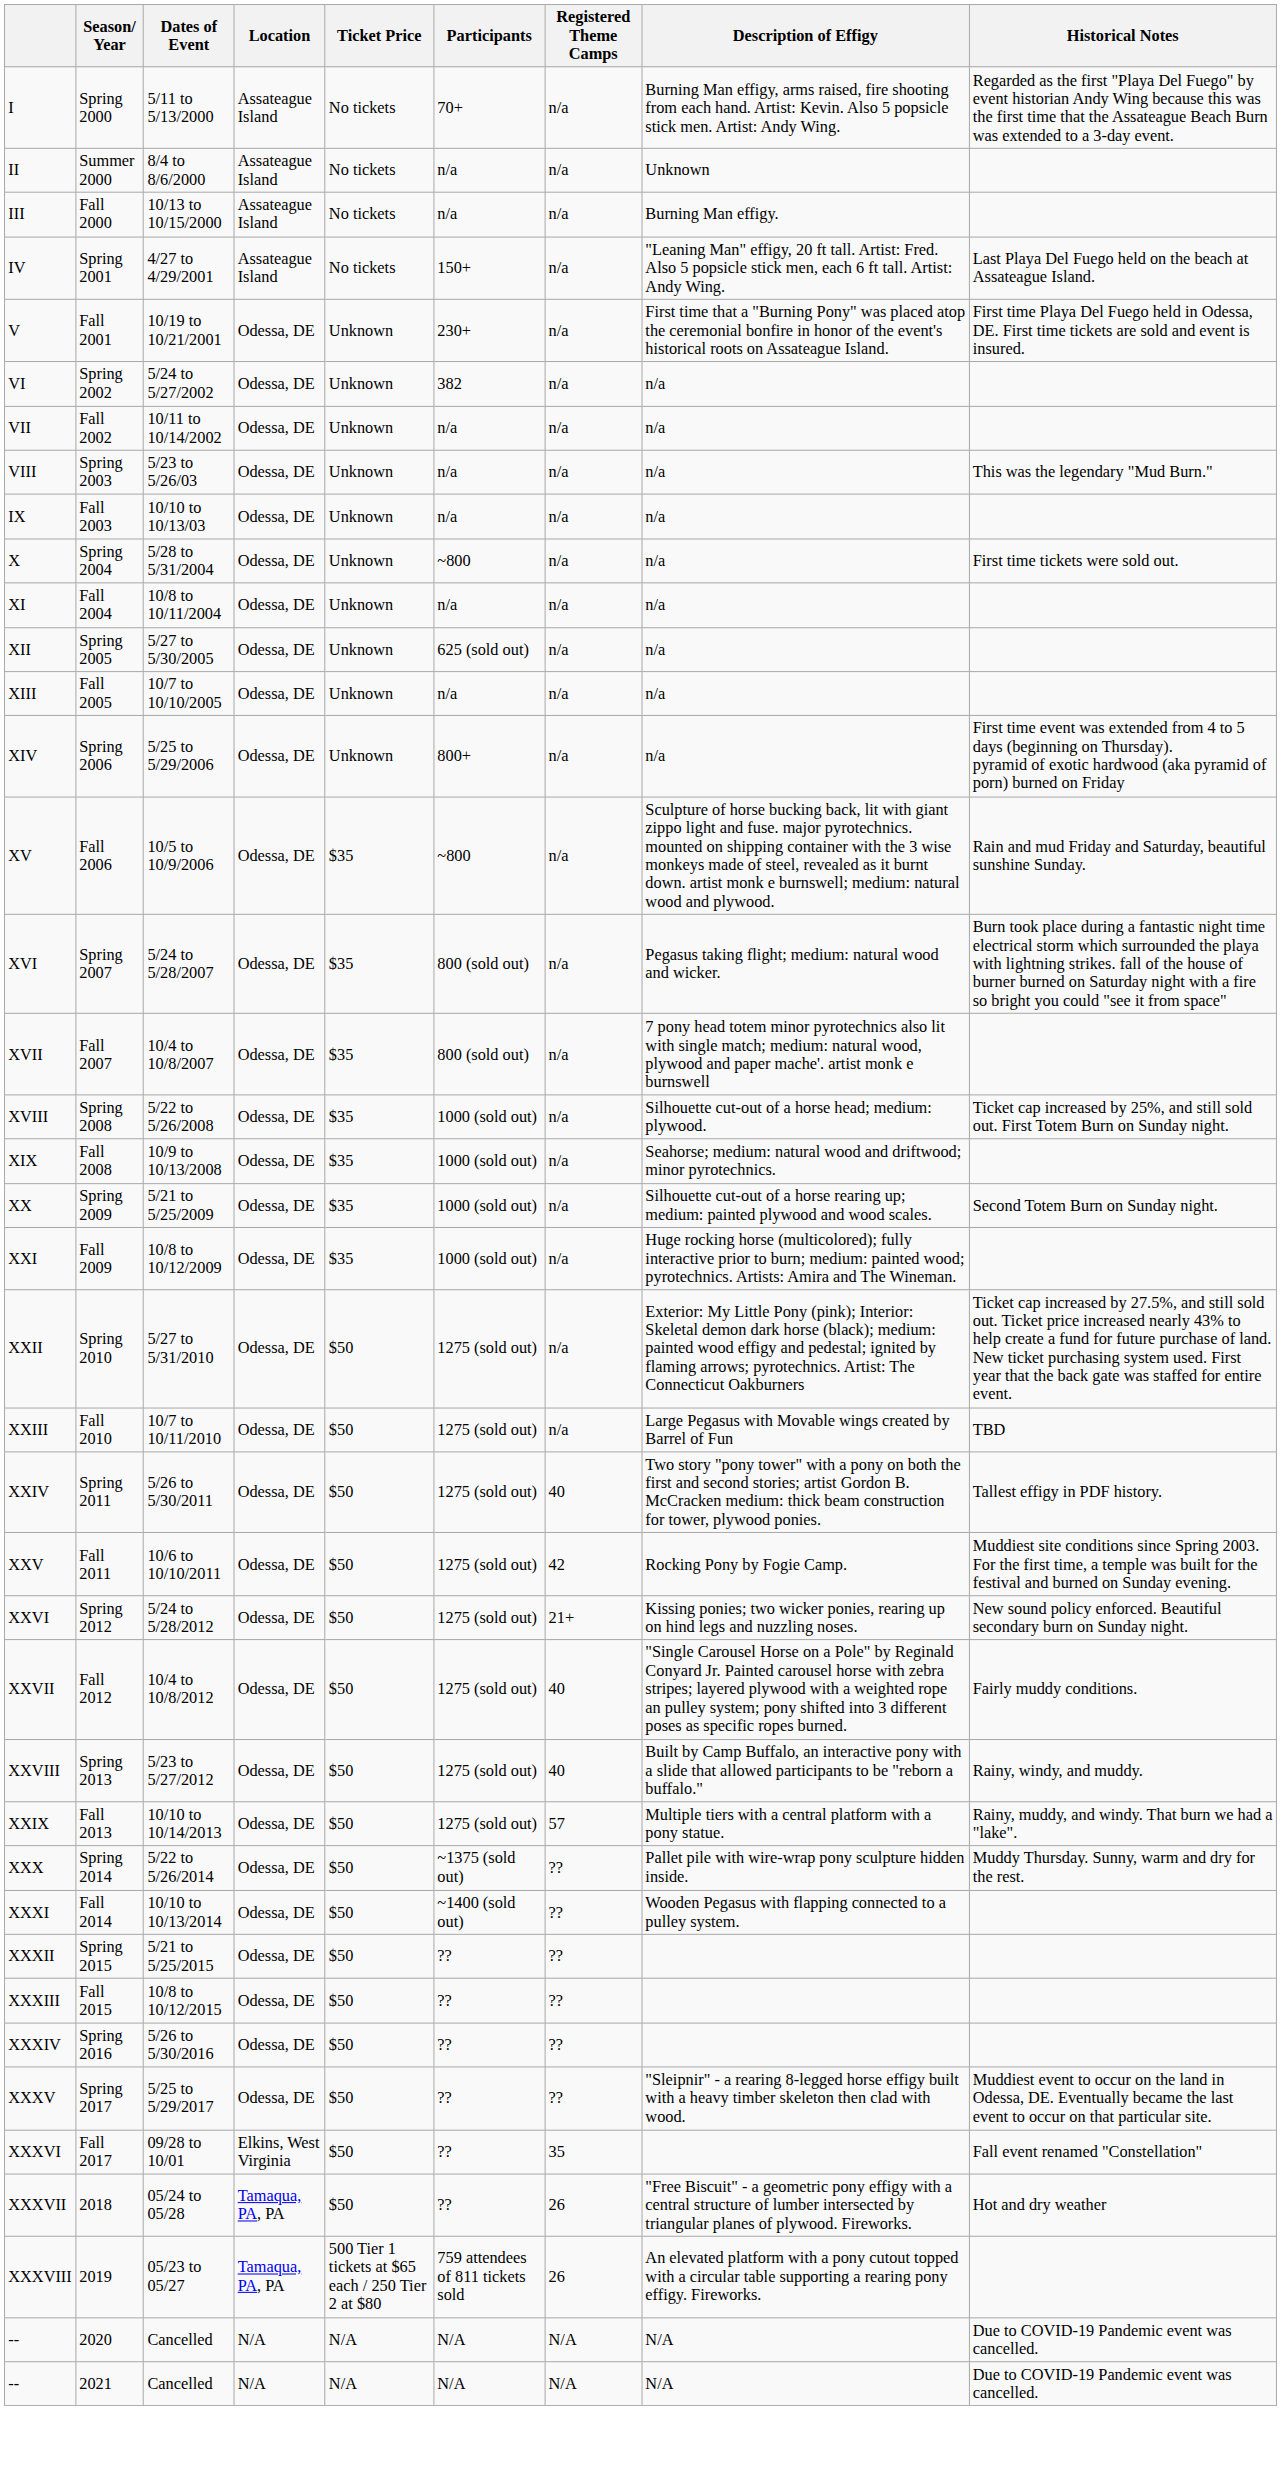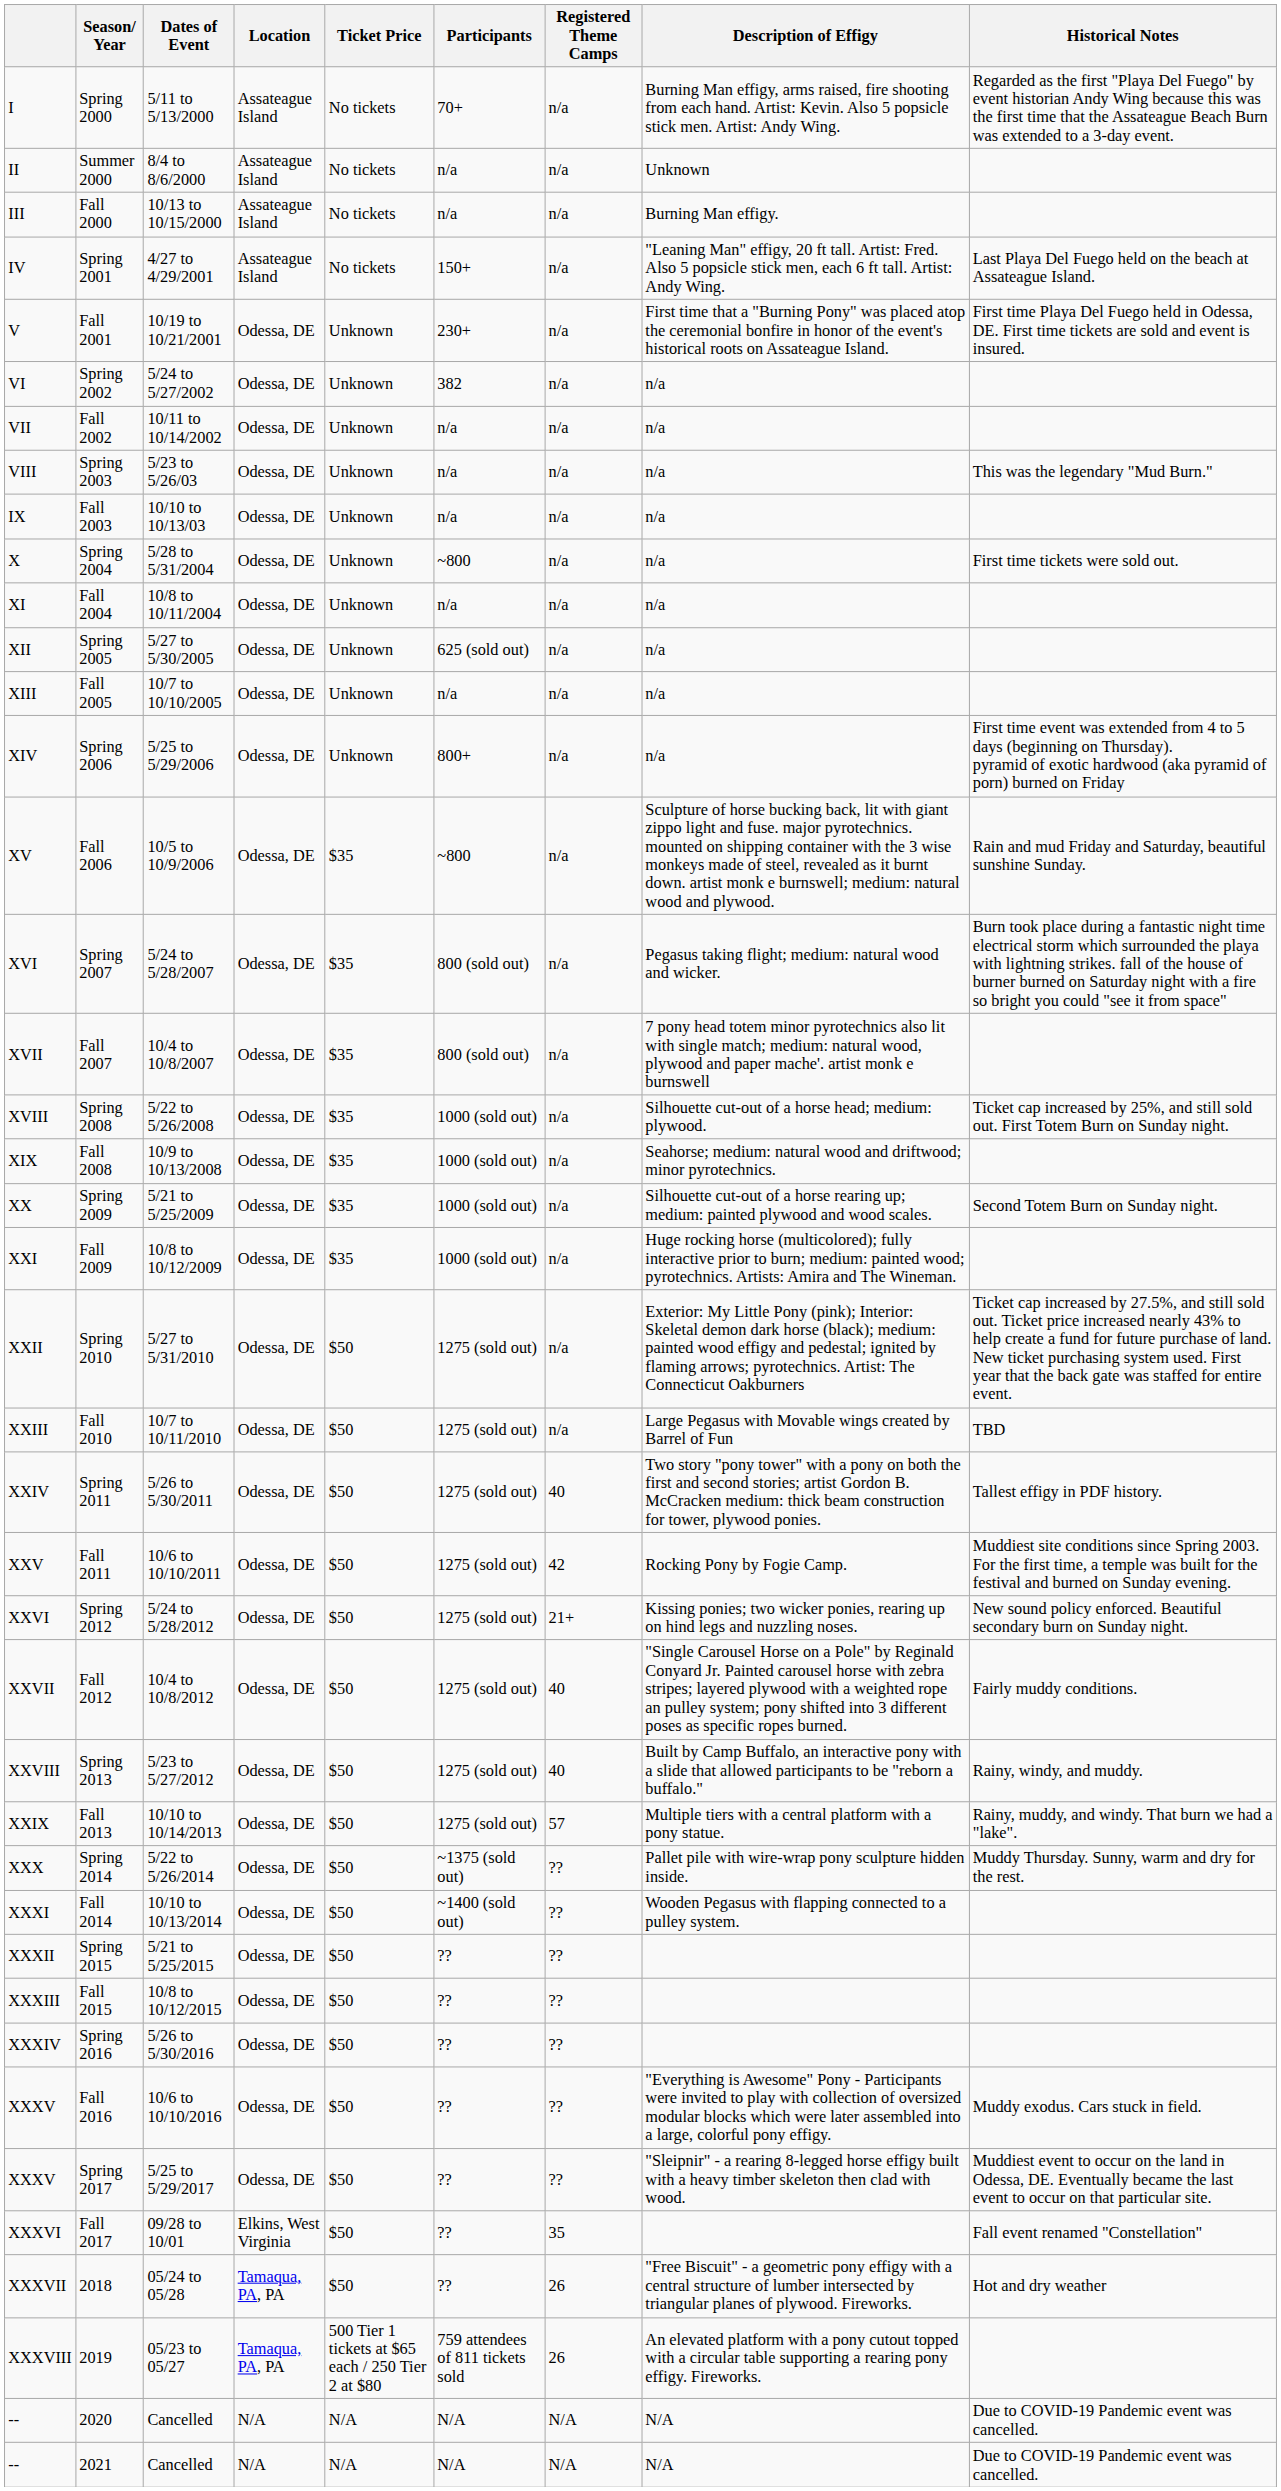+ row: (96, 2107)
